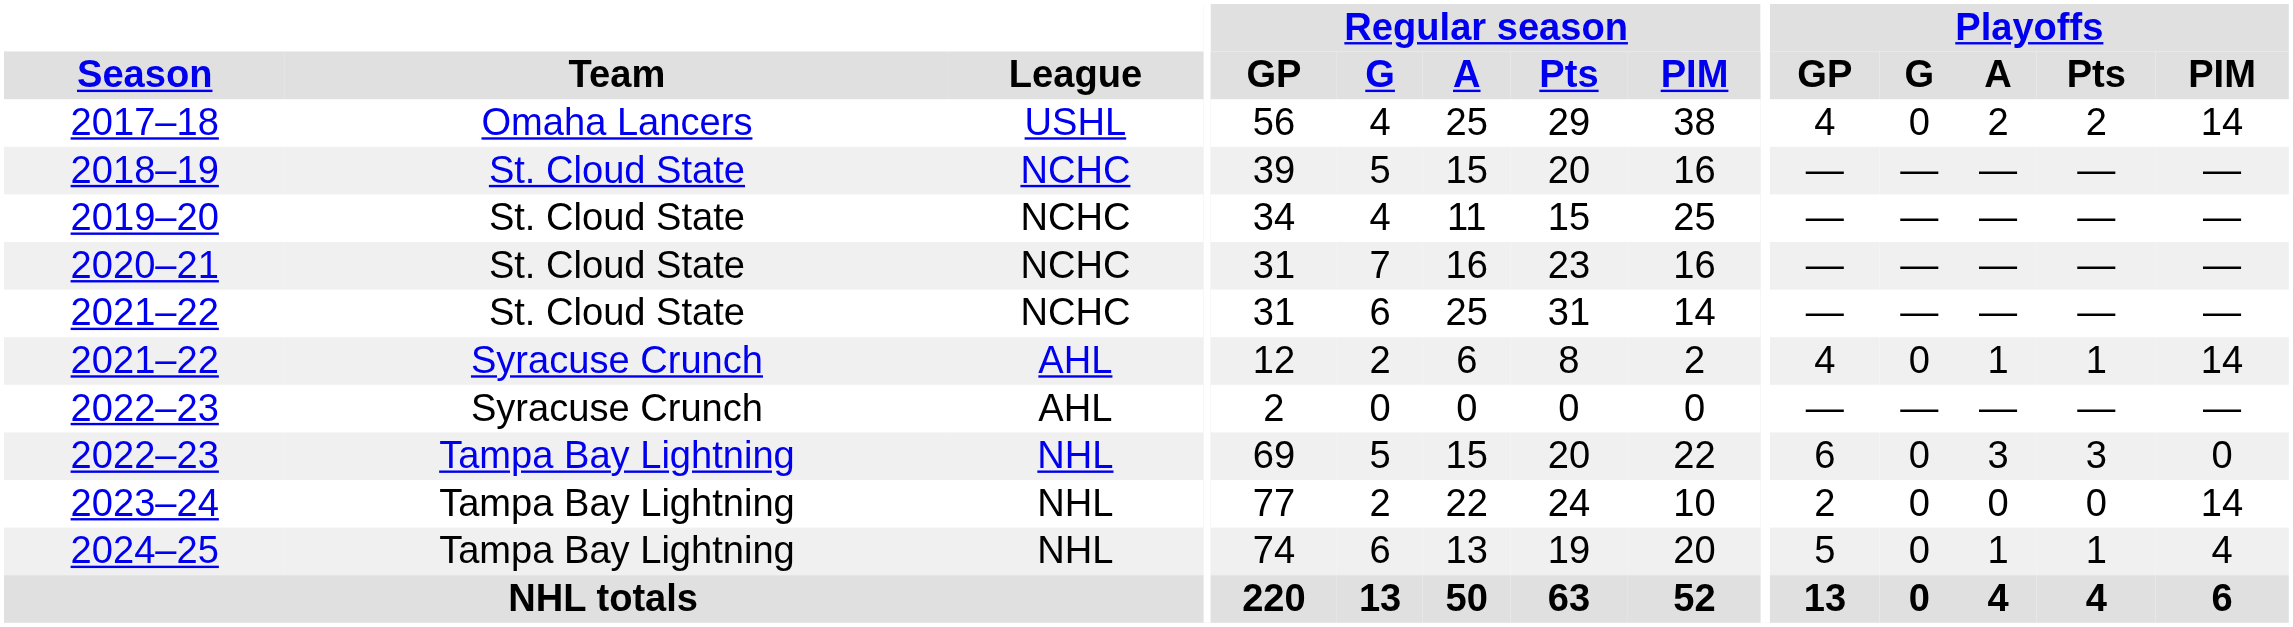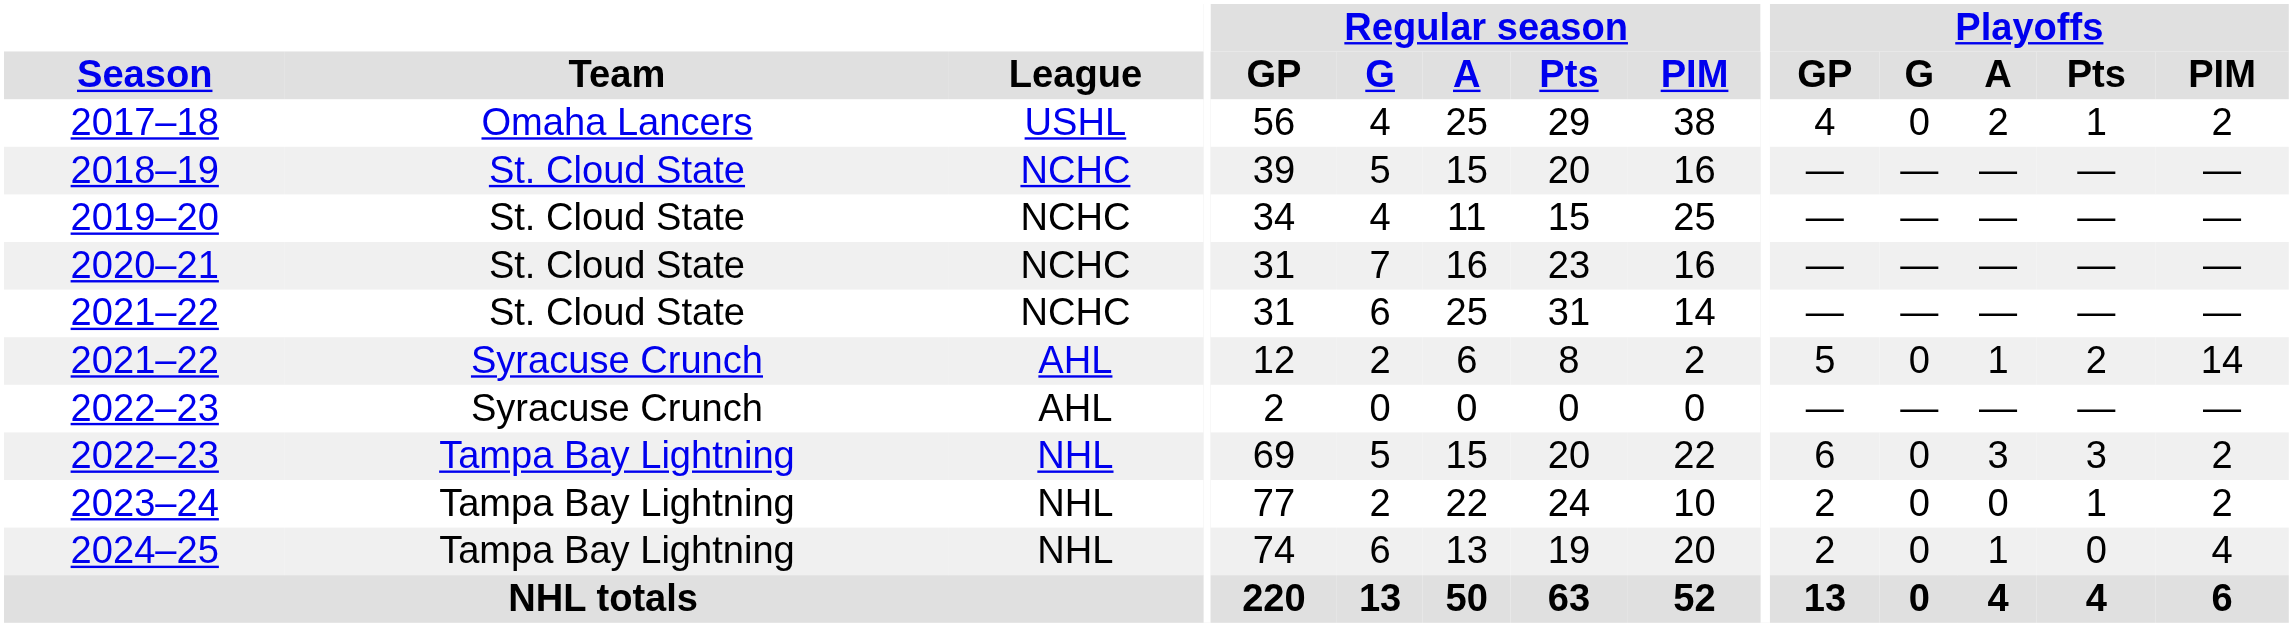(2096, 122) 2 -> (2096, 122) 1
(2222, 122) 14 -> (2222, 122) 2
(1825, 360) 4 -> (1825, 360) 5
(2096, 360) 1 -> (2096, 360) 2
(2222, 455) 0 -> (2222, 455) 2
(2096, 503) 0 -> (2096, 503) 1
(2222, 503) 14 -> (2222, 503) 2
(1825, 550) 5 -> (1825, 550) 2
(2096, 550) 1 -> (2096, 550) 0
